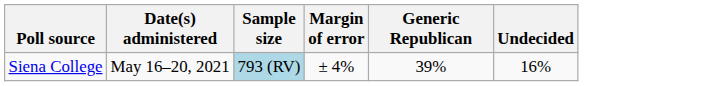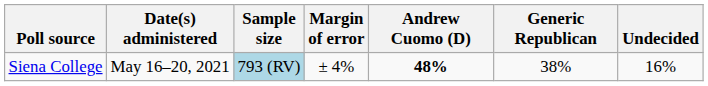+ column: (431, 28)
(431, 66) 39% -> (556, 66) 38%
